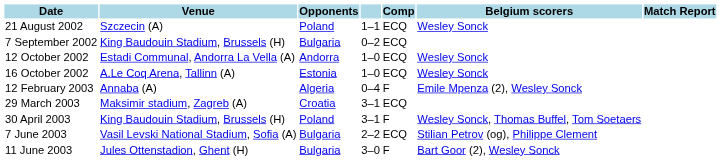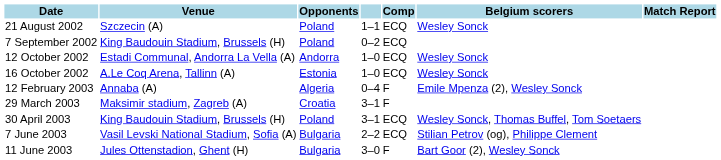(320, 42) Bulgaria -> (317, 42) Poland
(395, 103) ECQ -> (386, 103) F
(386, 119) F -> (395, 119) ECQ
